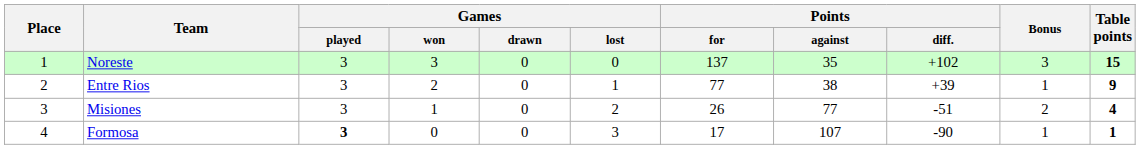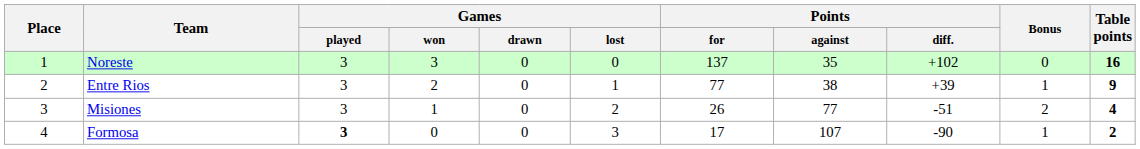(1045, 62) 3 -> (1045, 62) 0
(1113, 62) 15 -> (1113, 62) 16
(1113, 132) 1 -> (1113, 132) 2
